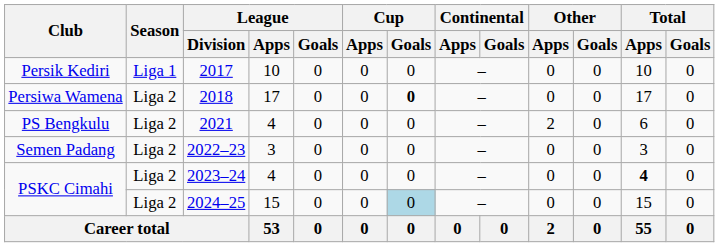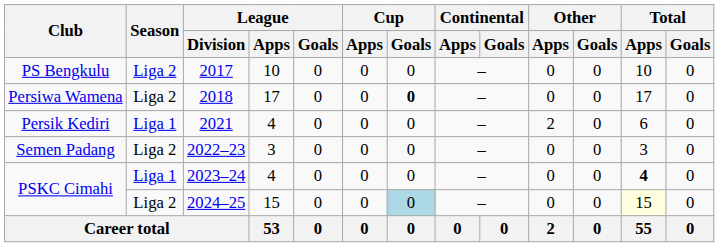(66, 70) Persik Kediri -> (66, 70) PS Bengkulu
(155, 70) Liga 1 -> (155, 70) Liga 2
(66, 123) PS Bengkulu -> (66, 123) Persik Kediri
(155, 123) Liga 2 -> (155, 123) Liga 1
(155, 176) Liga 2 -> (155, 176) Liga 1
(644, 202) no background -> (644, 202) lightyellow background
